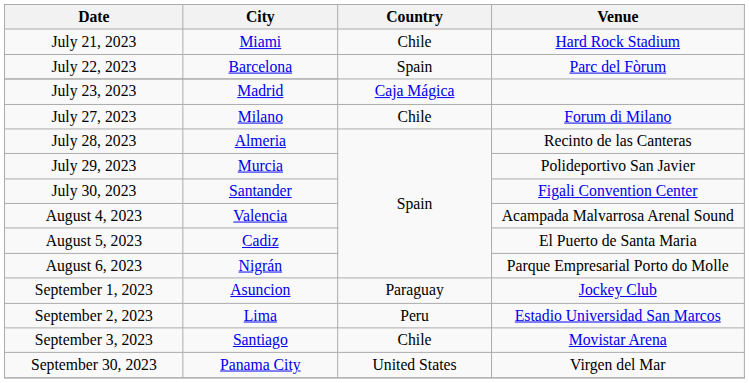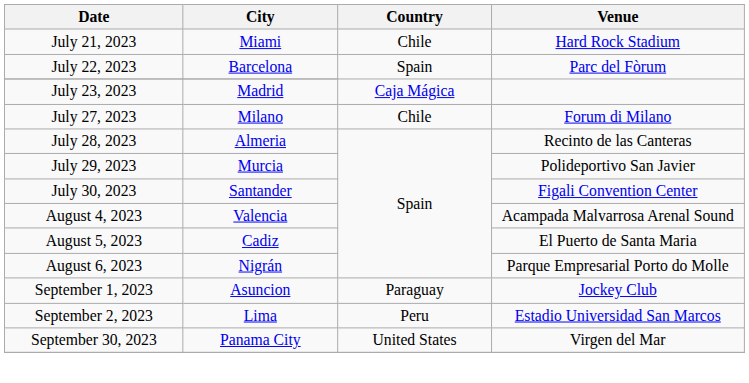- row: (94, 340)
